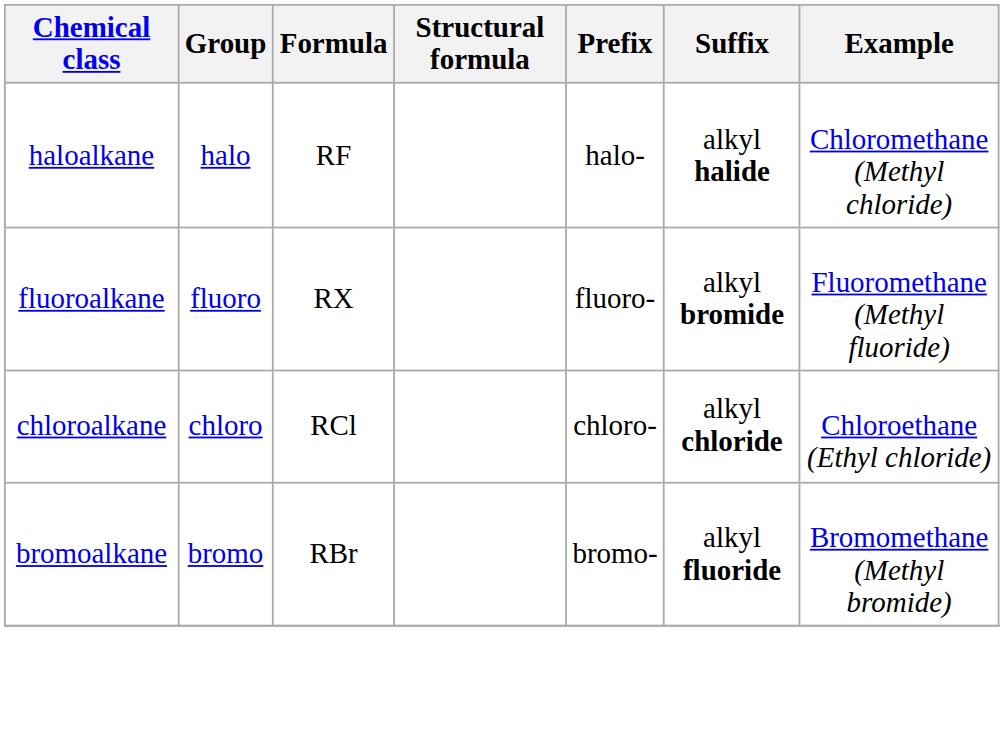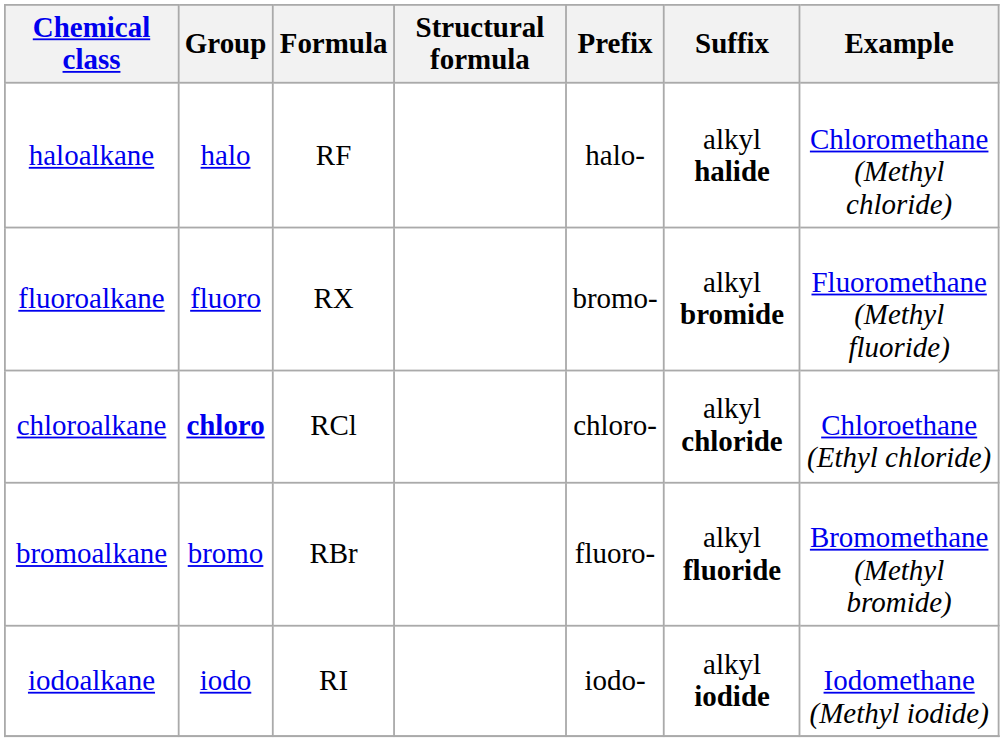(615, 298) fluoro- -> (615, 298) bromo-
(226, 425) normal -> (226, 425) bold
(615, 553) bromo- -> (615, 553) fluoro-
+ row: (91, 680)
